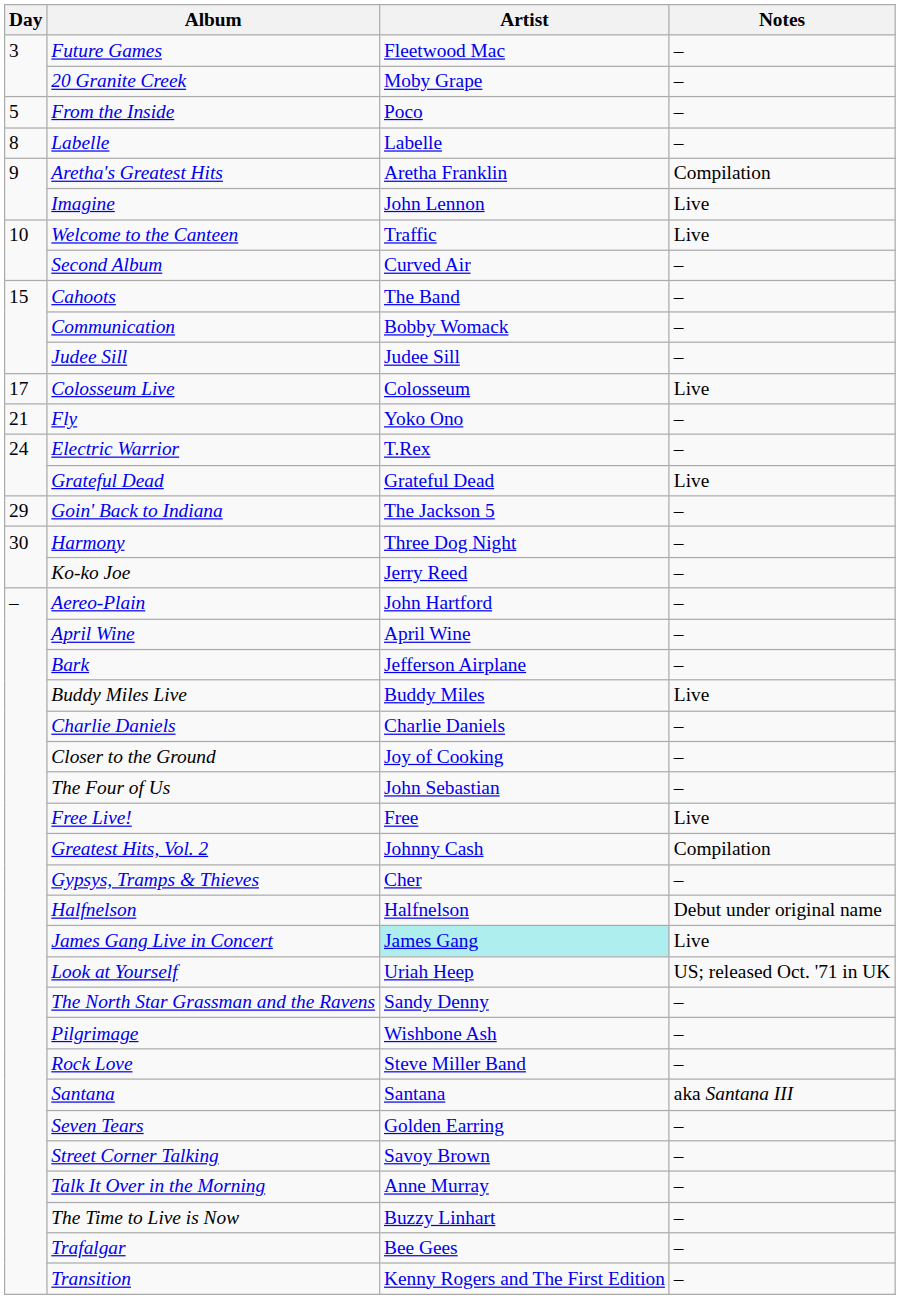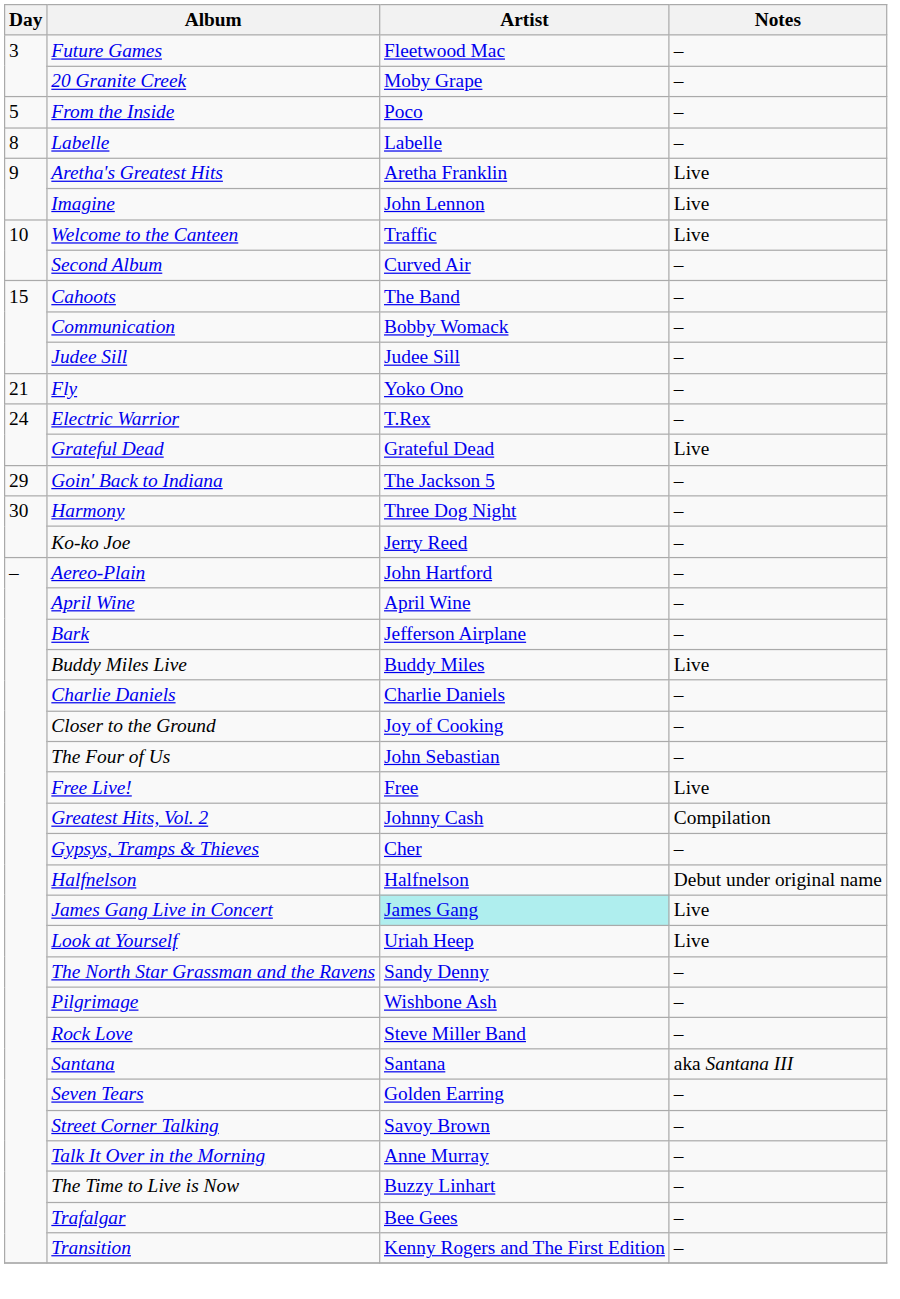(722, 173) Compilation -> (692, 173) Live
- row: (113, 388)
(782, 971) US; released Oct. '71 in UK -> (692, 940) Live
